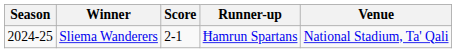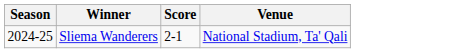- column: (250, 15)
